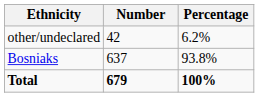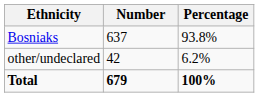rows swapped: (33, 59) <-> (54, 37)
